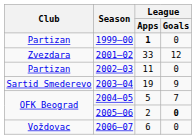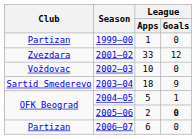(148, 40) bold -> (148, 40) normal
(49, 69) Partizan -> (49, 69) Voždovac
(148, 69) 11 -> (148, 69) 10
(148, 84) 19 -> (148, 84) 18
(176, 98) 7 -> (176, 98) 1
(49, 127) Voždovac -> (49, 127) Partizan
